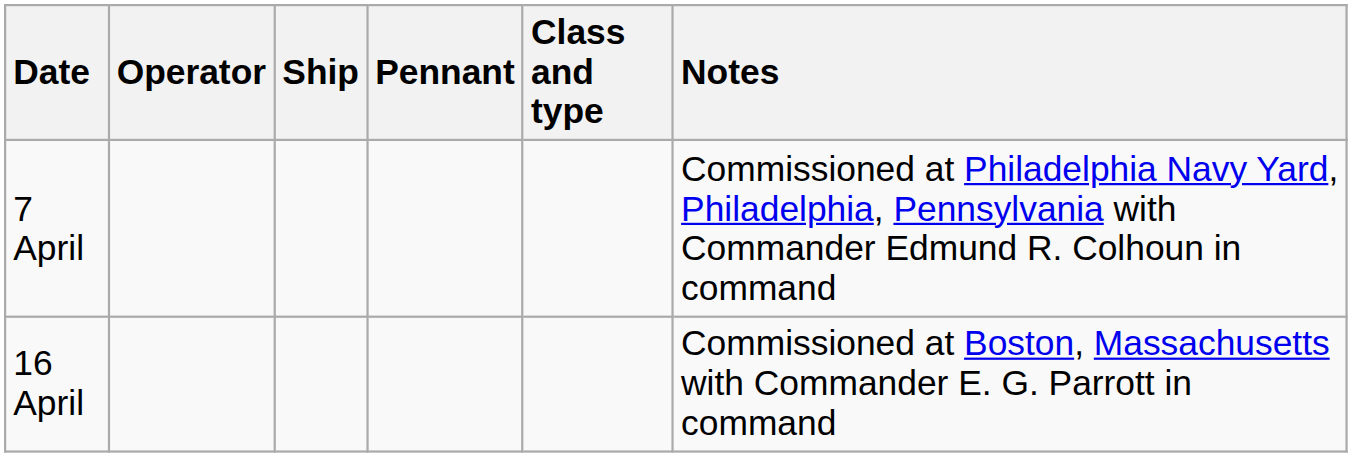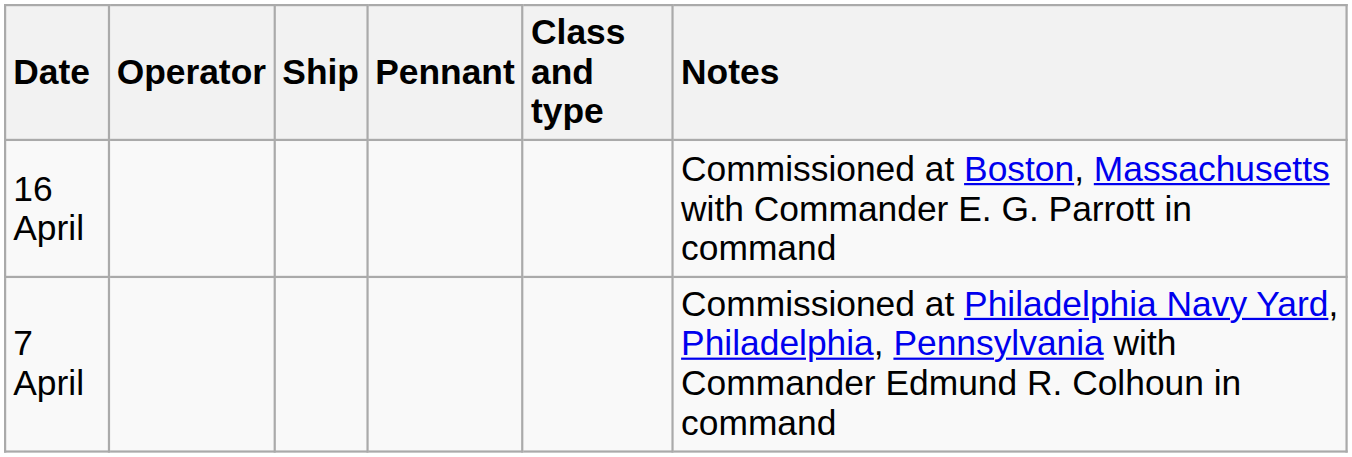rows swapped: (49, 227) <-> (49, 383)
